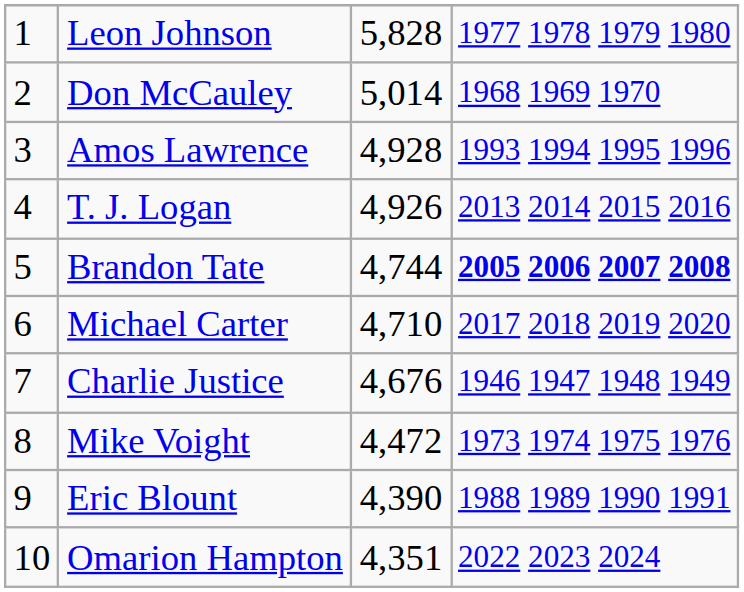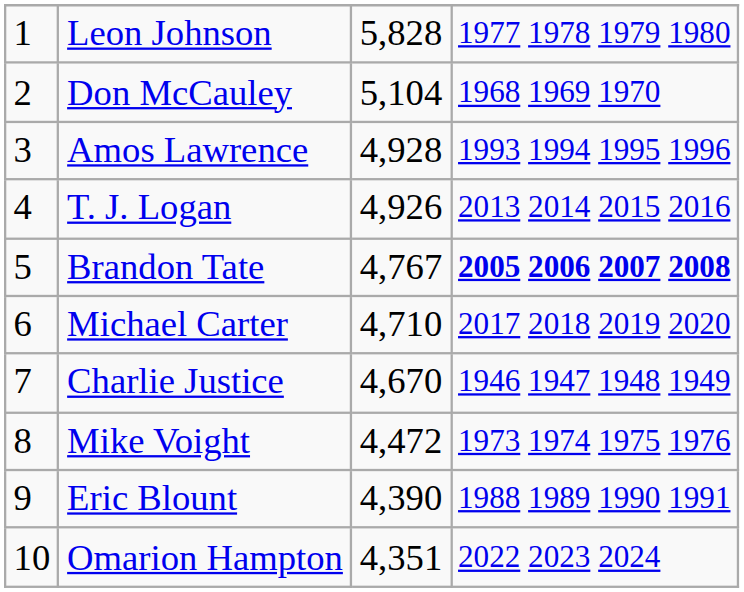(401, 91) 5,014 -> (401, 91) 5,104
(401, 265) 4,744 -> (401, 265) 4,767
(401, 382) 4,676 -> (401, 382) 4,670
